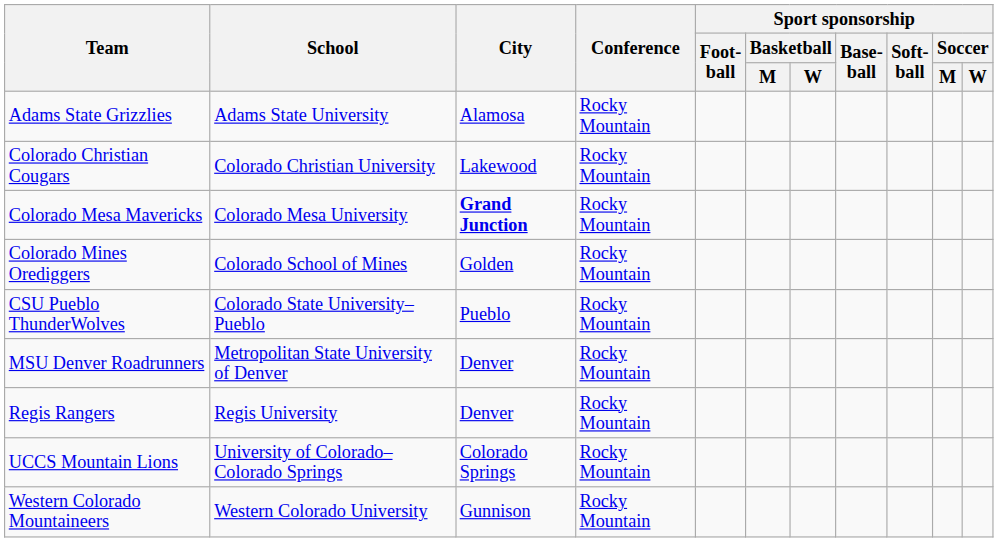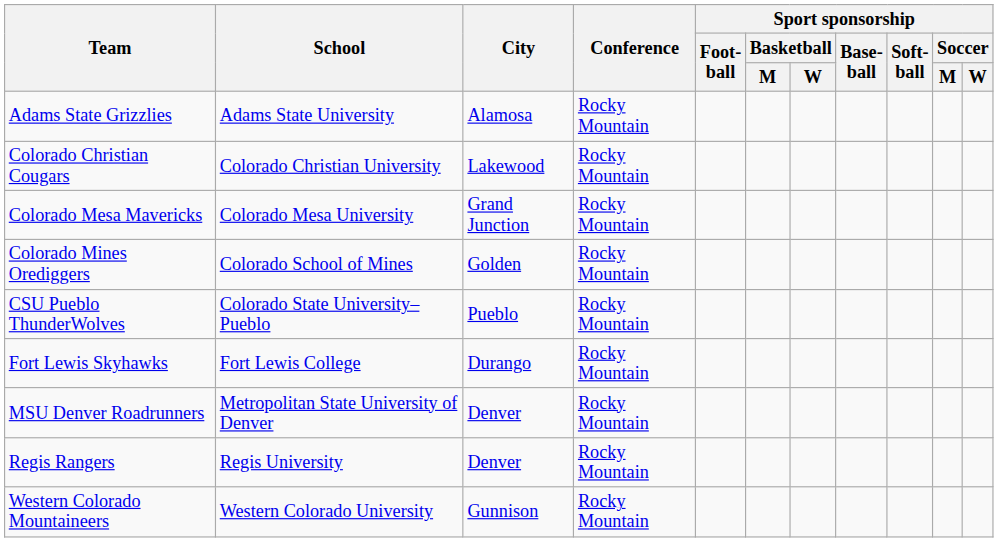(494, 214) bold -> (498, 214) normal
+ row: (88, 363)
- row: (93, 462)
